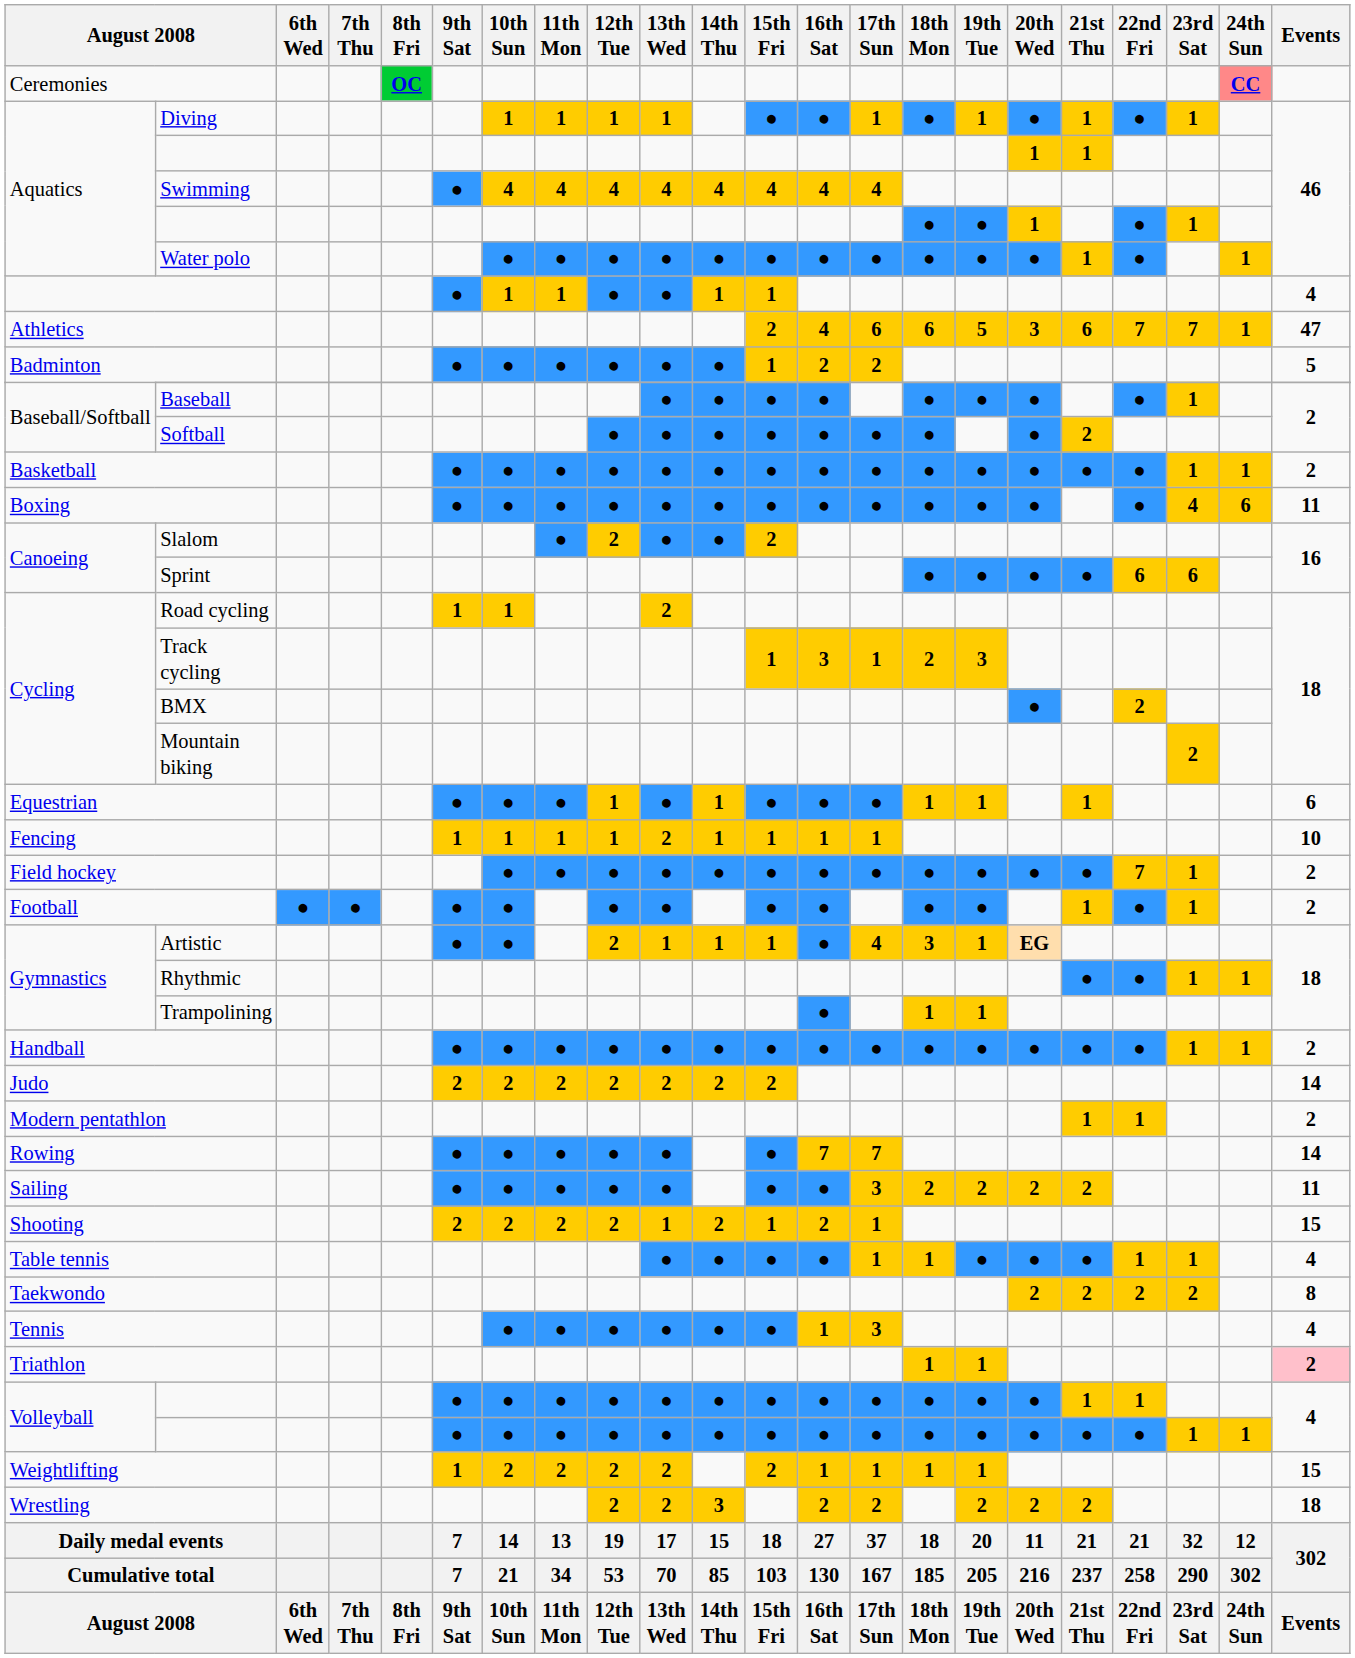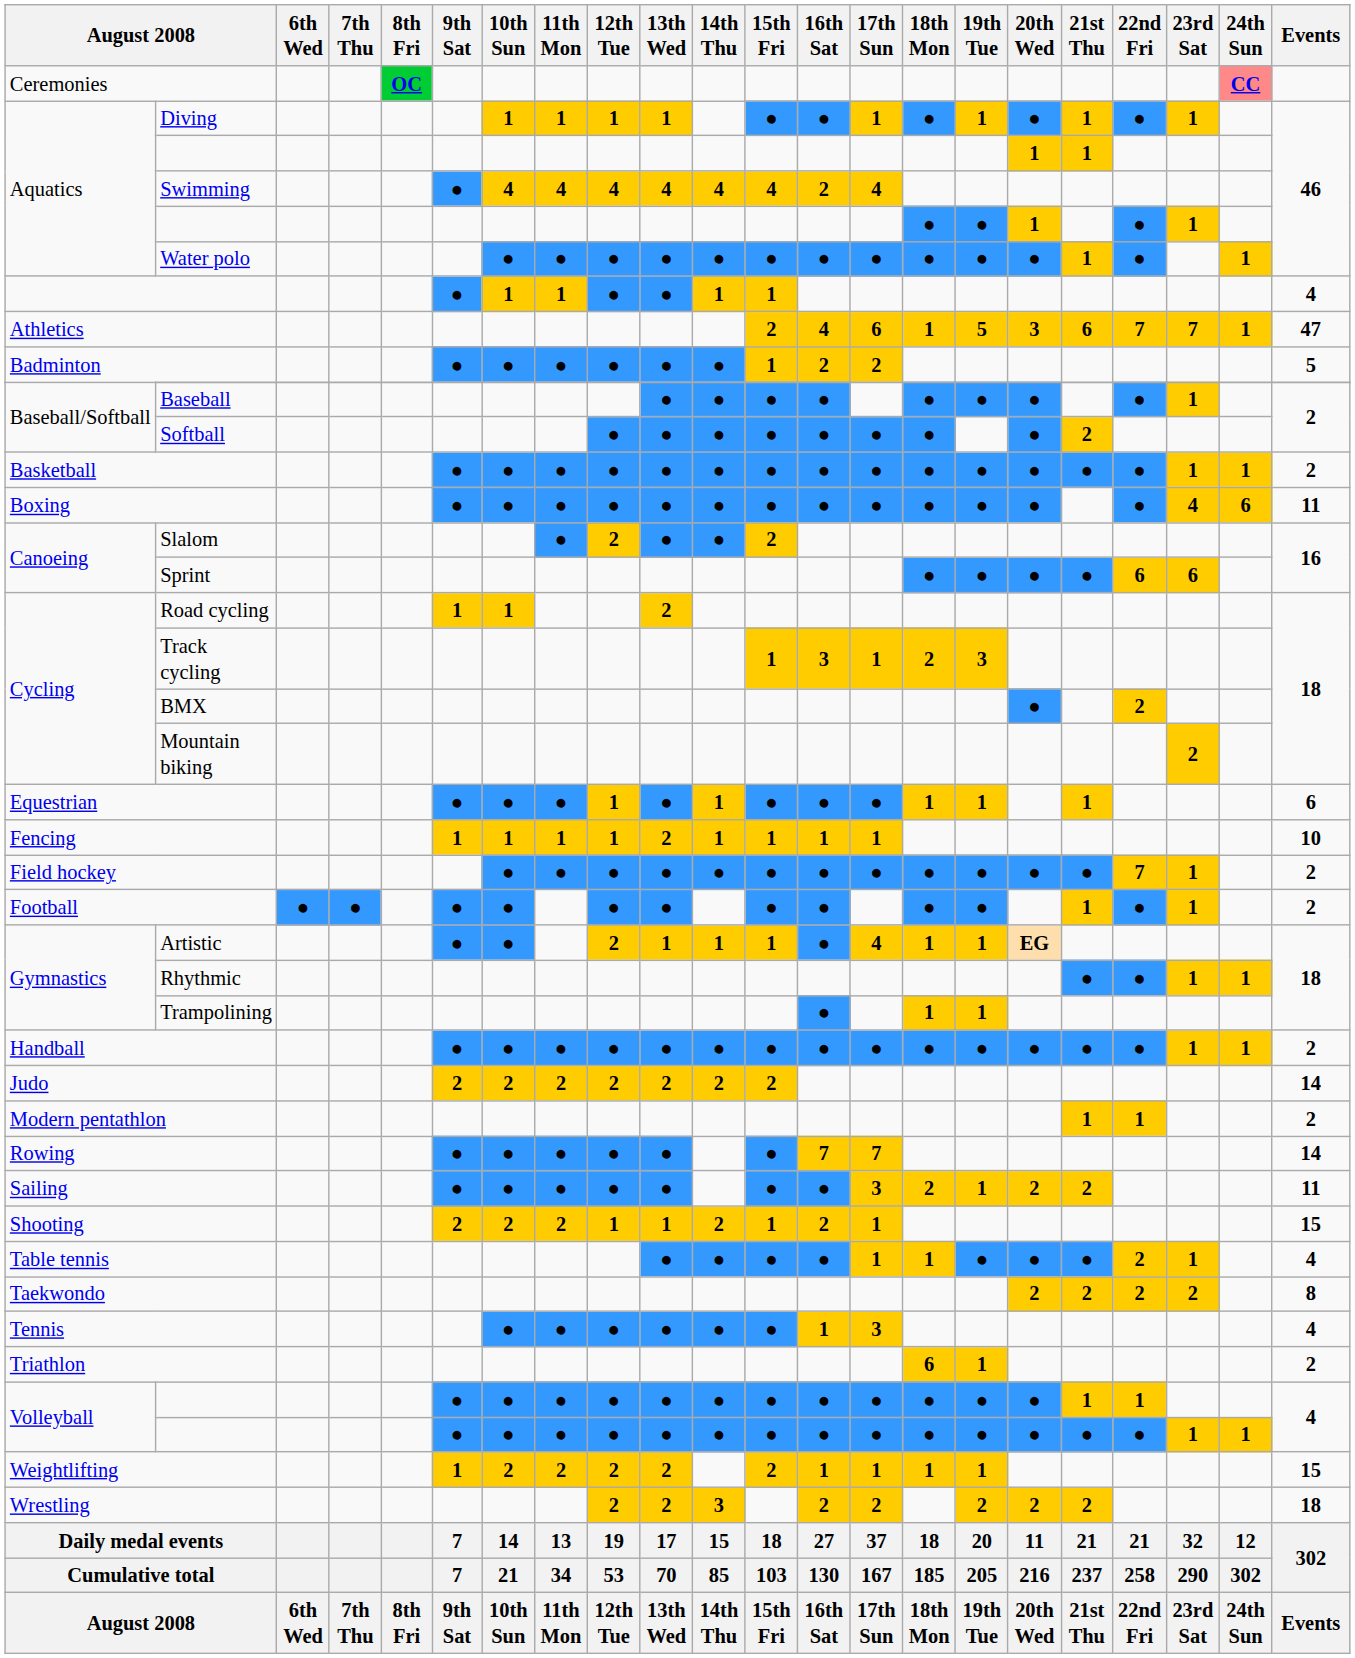(824, 188) 4 -> (824, 188) 2
(929, 329) 6 -> (929, 329) 1
(929, 942) 3 -> (929, 942) 1
(982, 1188) 2 -> (982, 1188) 1
(614, 1224) 2 -> (614, 1224) 1
(1140, 1259) 1 -> (1140, 1259) 2
(929, 1364) 1 -> (929, 1364) 6
(1311, 1364) pink background -> (1311, 1364) no background
